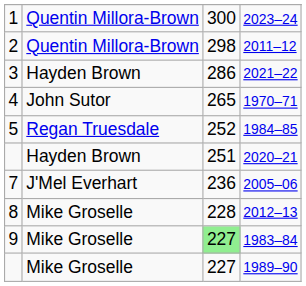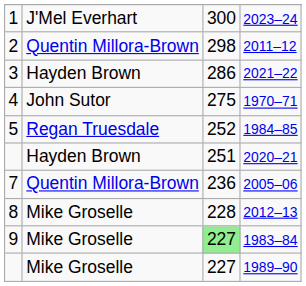(113, 18) Quentin Millora-Brown -> (82, 18) J'Mel Everhart
(221, 101) 265 -> (221, 101) 275
(82, 184) J'Mel Everhart -> (113, 184) Quentin Millora-Brown
